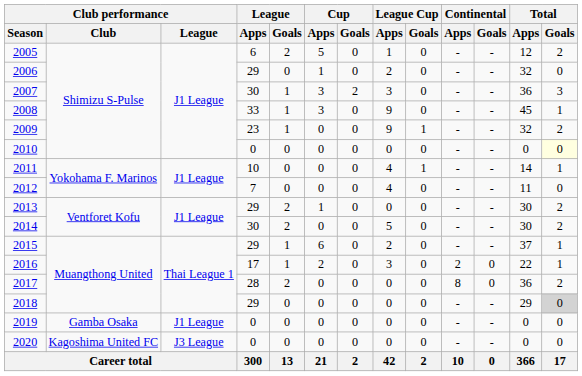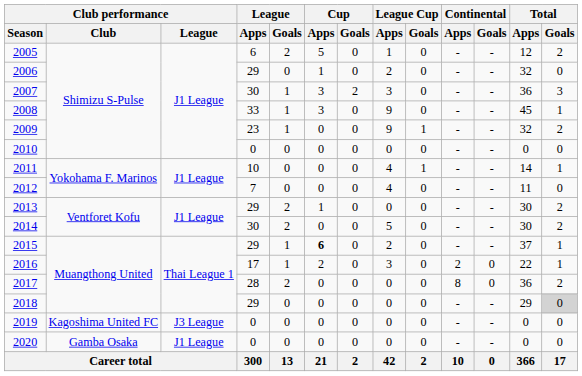(560, 149) lightyellow background -> (560, 149) no background
(321, 245) normal -> (321, 245) bold
(103, 322) Gamba Osaka -> (103, 322) Kagoshima United FC
(199, 322) J1 League -> (199, 322) J3 League
(103, 341) Kagoshima United FC -> (103, 341) Gamba Osaka
(199, 341) J3 League -> (199, 341) J1 League
